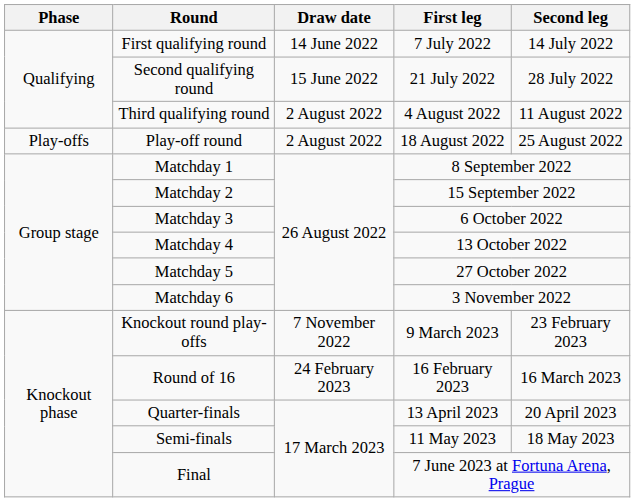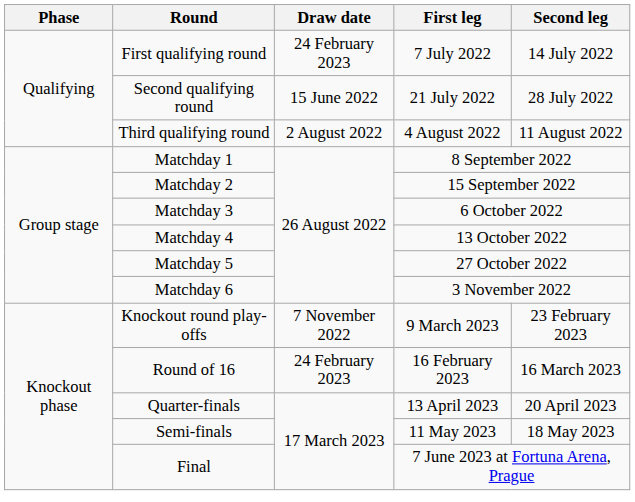(334, 43) 14 June 2022 -> (334, 52) 24 February 2023
- row: (194, 140)
